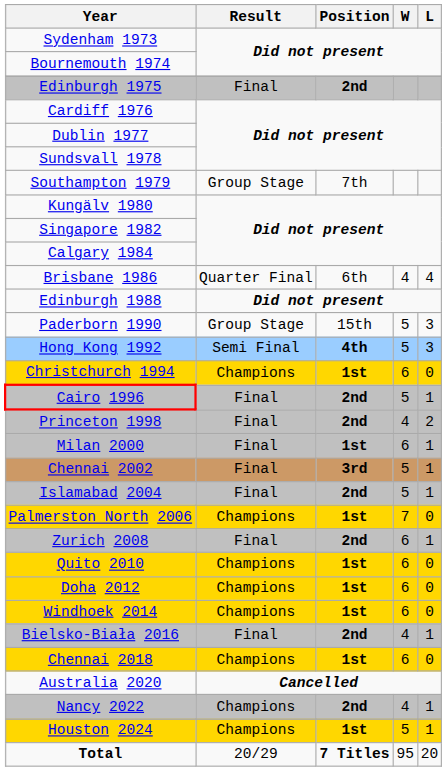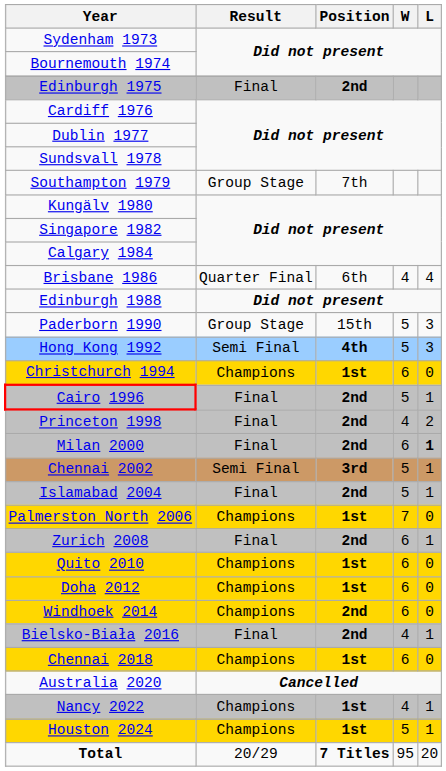(355, 446) 1st -> (355, 446) 2nd
(430, 446) normal -> (430, 446) bold
(256, 470) Final -> (256, 470) Semi Final
(355, 612) 1st -> (355, 612) 2nd
(355, 707) 2nd -> (355, 707) 1st
